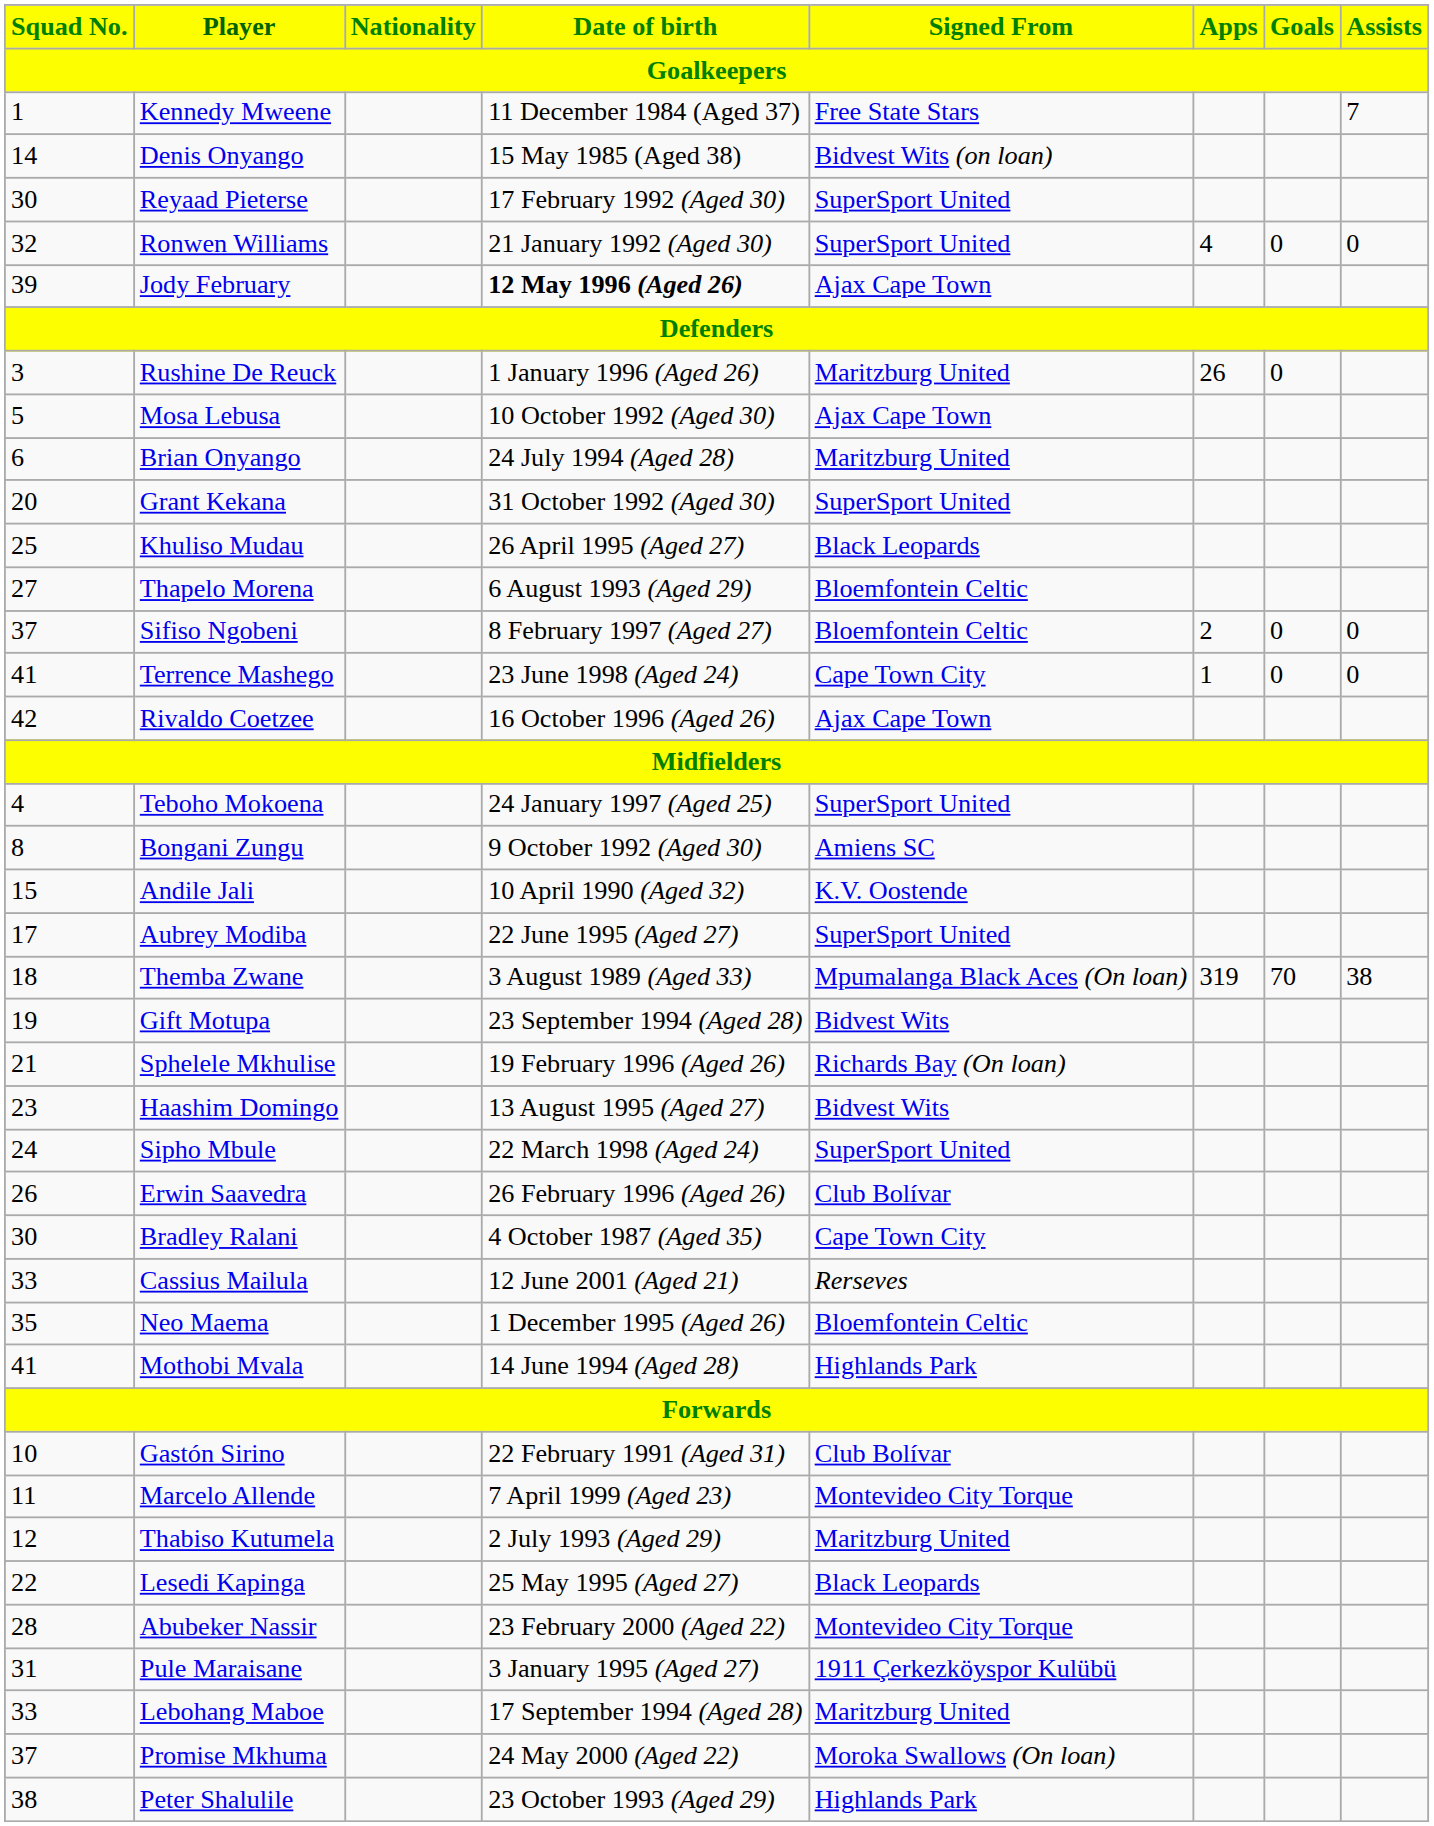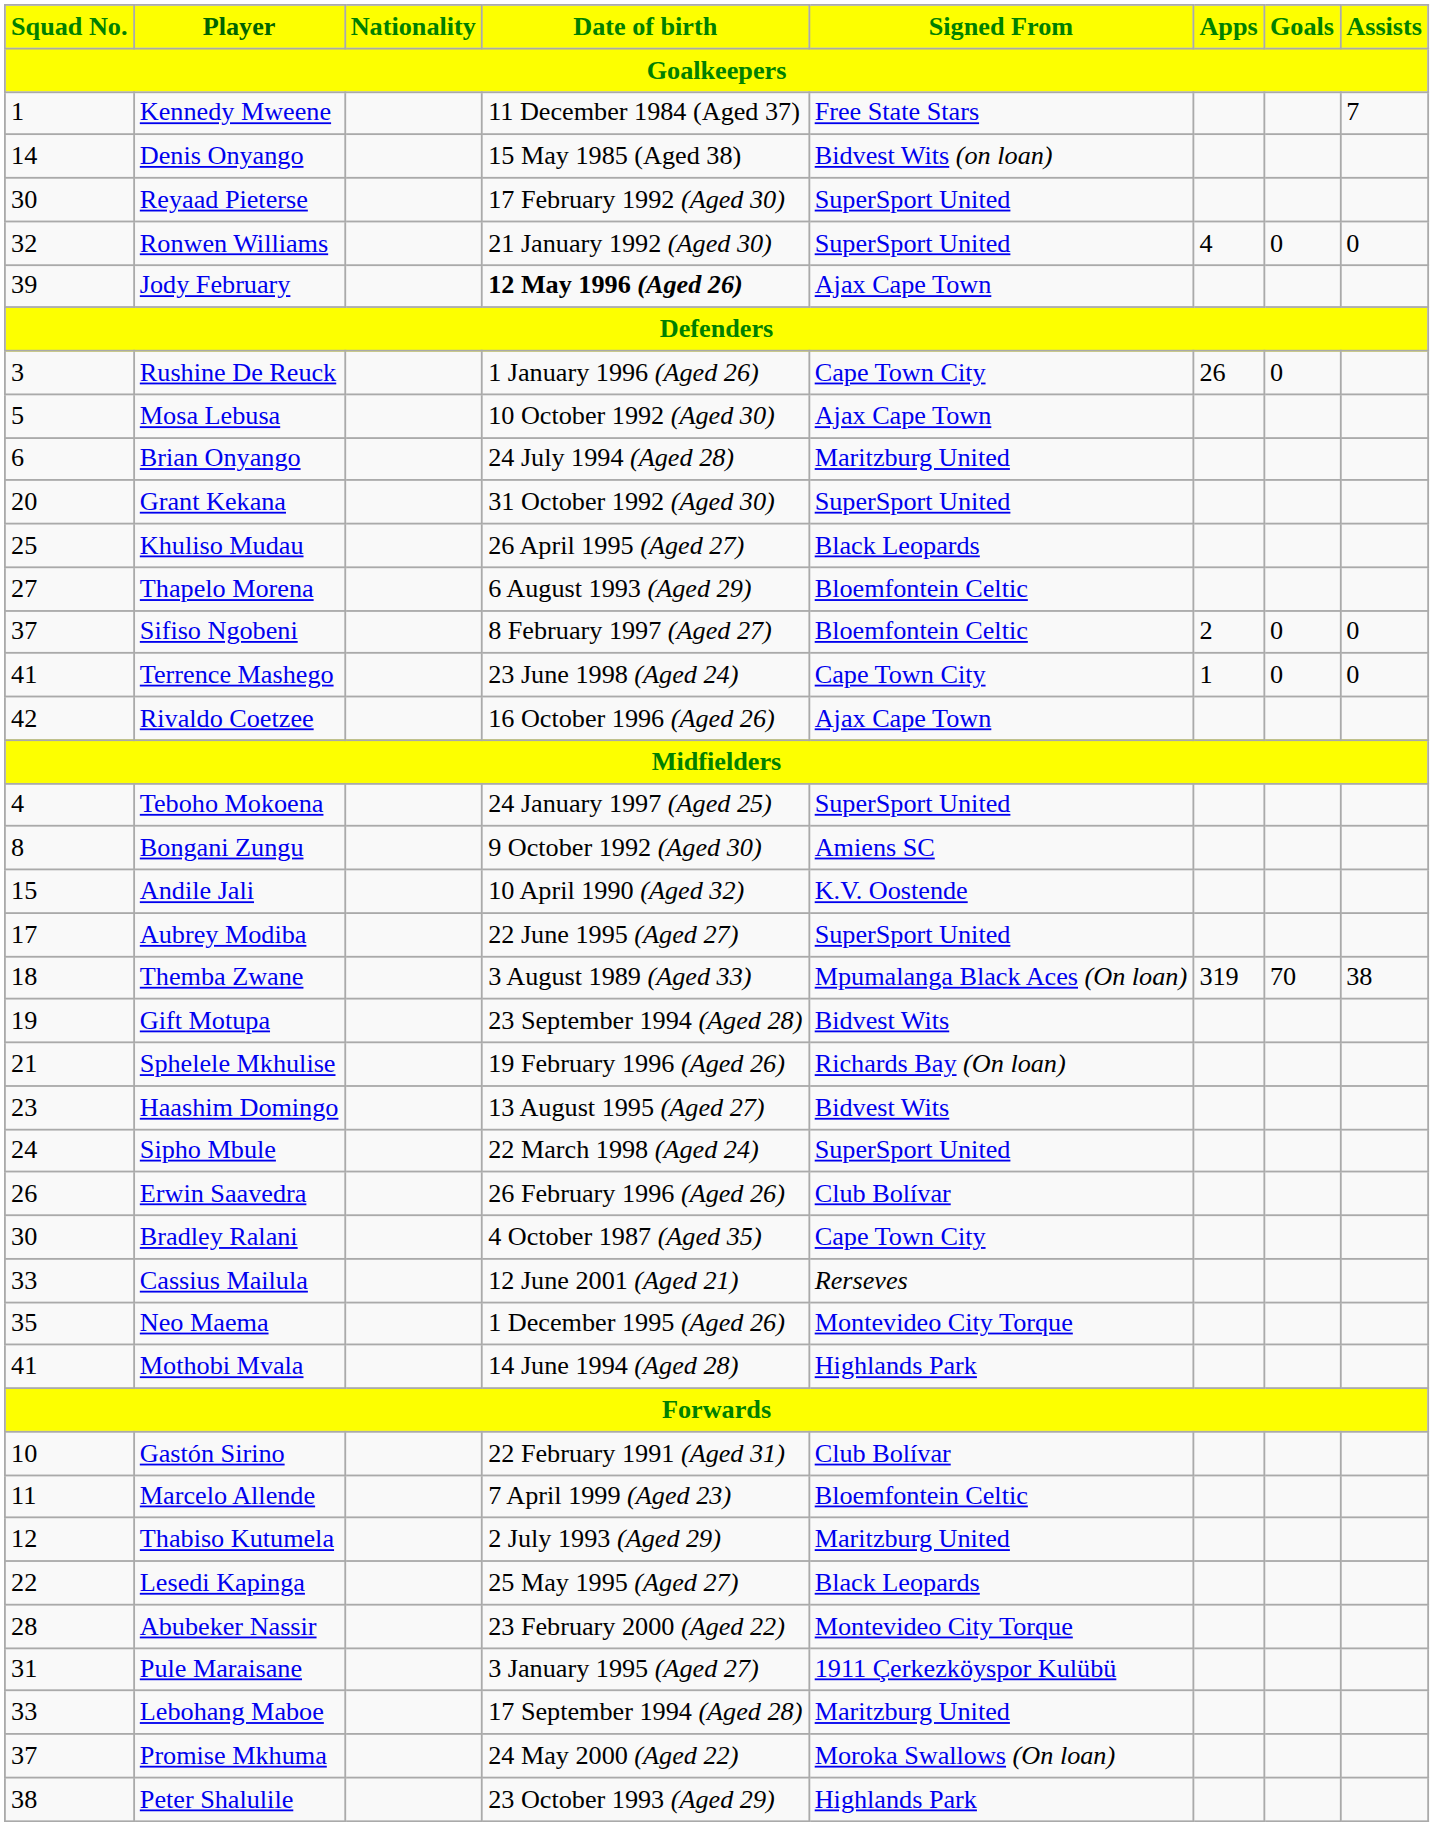(912, 372) Maritzburg United -> (900, 372) Cape Town City
(921, 1323) Bloemfontein Celtic -> (944, 1323) Montevideo City Torque
(944, 1496) Montevideo City Torque -> (921, 1496) Bloemfontein Celtic
